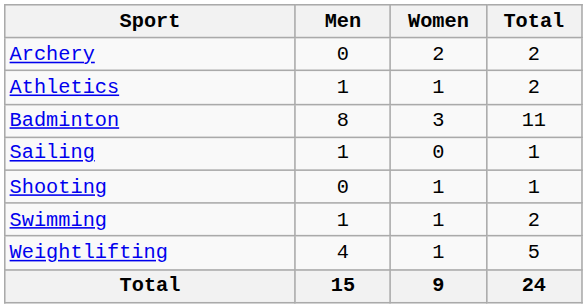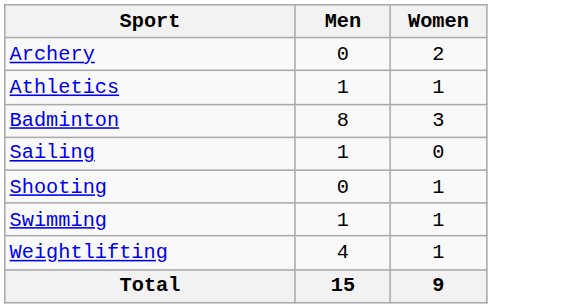- column: (534, 21)
